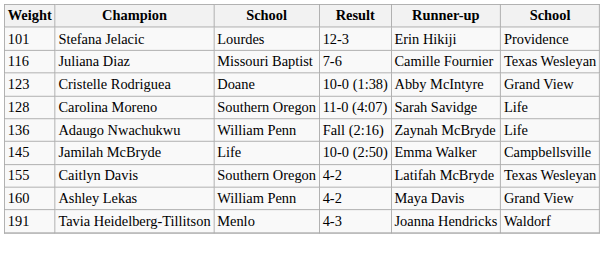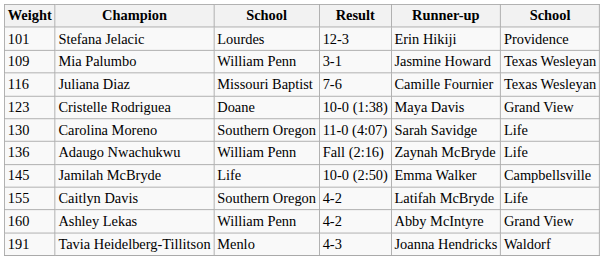+ row: (97, 61)
(439, 84) Abby McIntyre -> (429, 107) Maya Davis
(19, 107) 128 -> (19, 130) 130
(550, 175) Texas Wesleyan -> (516, 198) Life
(429, 198) Maya Davis -> (439, 221) Abby McIntyre
